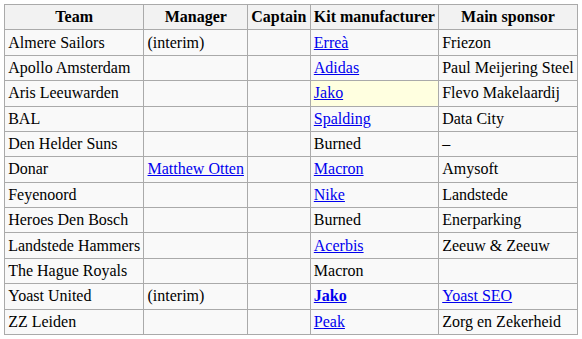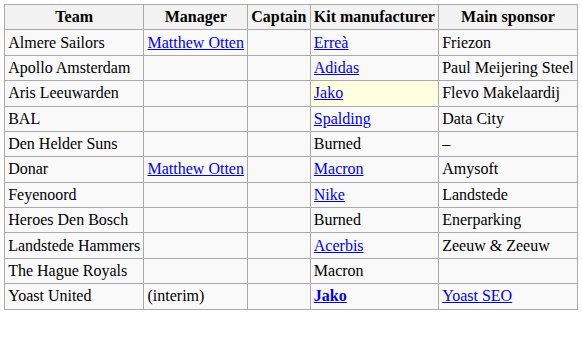(176, 42) (interim) -> (196, 42) Matthew Otten
- row: (42, 321)
